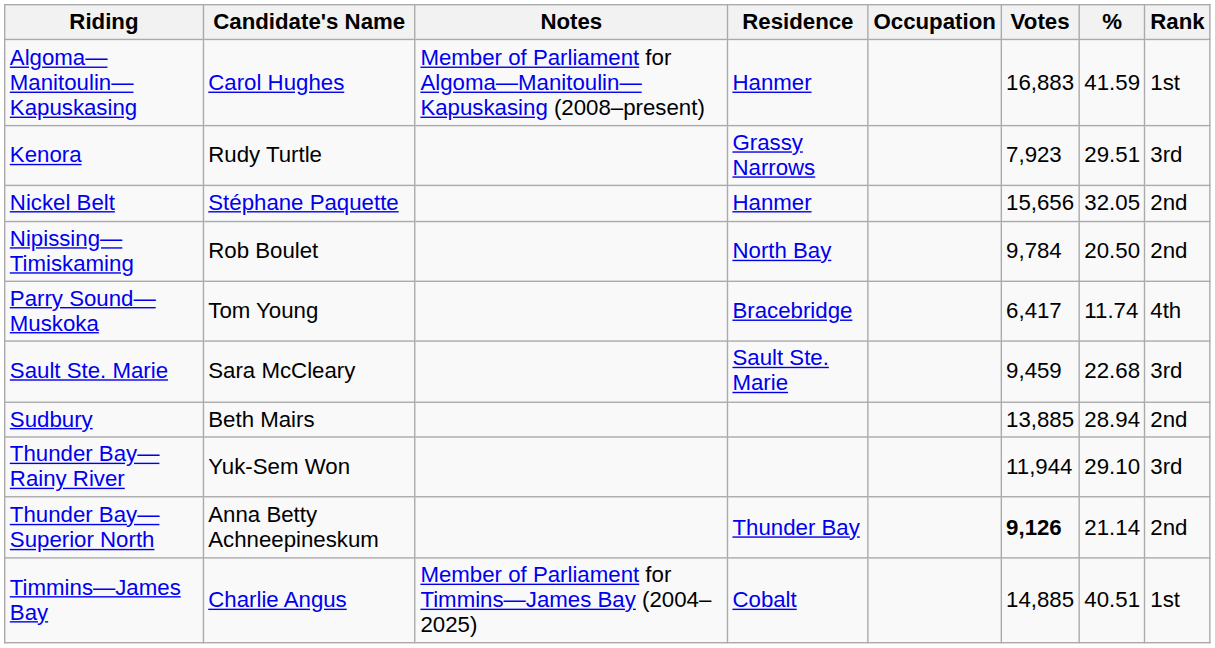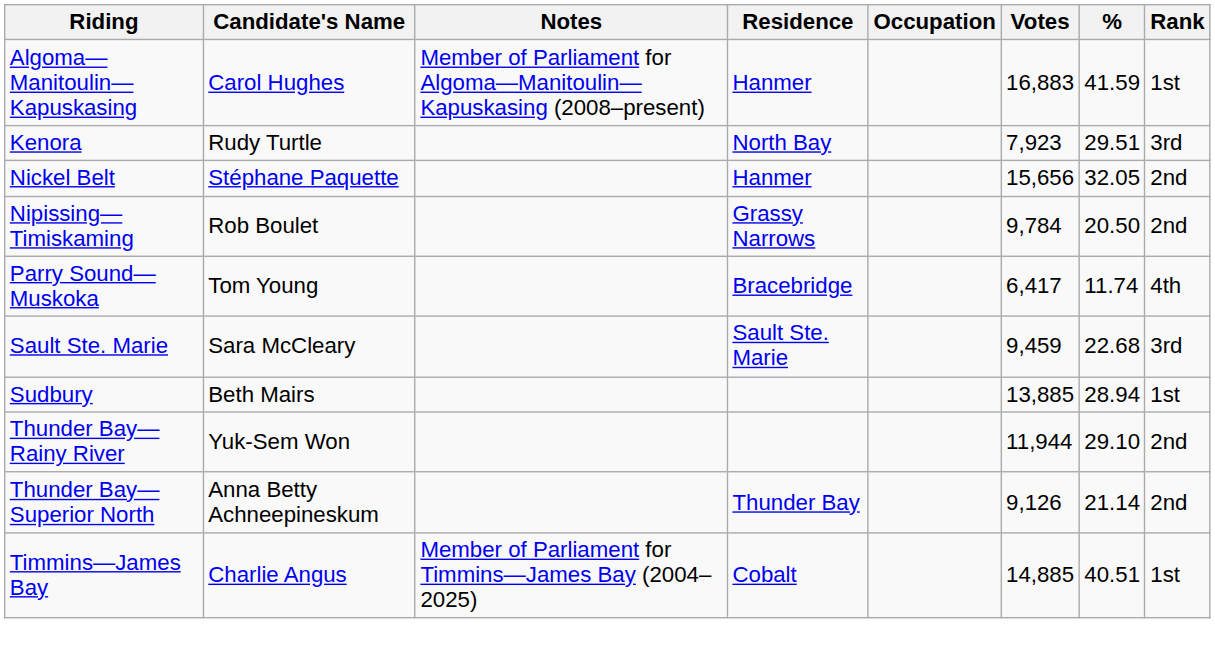(774, 155) Grassy Narrows -> (782, 142) North Bay
(782, 250) North Bay -> (774, 225) Grassy Narrows
(1169, 419) 2nd -> (1165, 394) 1st
(1166, 466) 3rd -> (1169, 441) 2nd
(1034, 527) bold -> (1034, 502) normal
